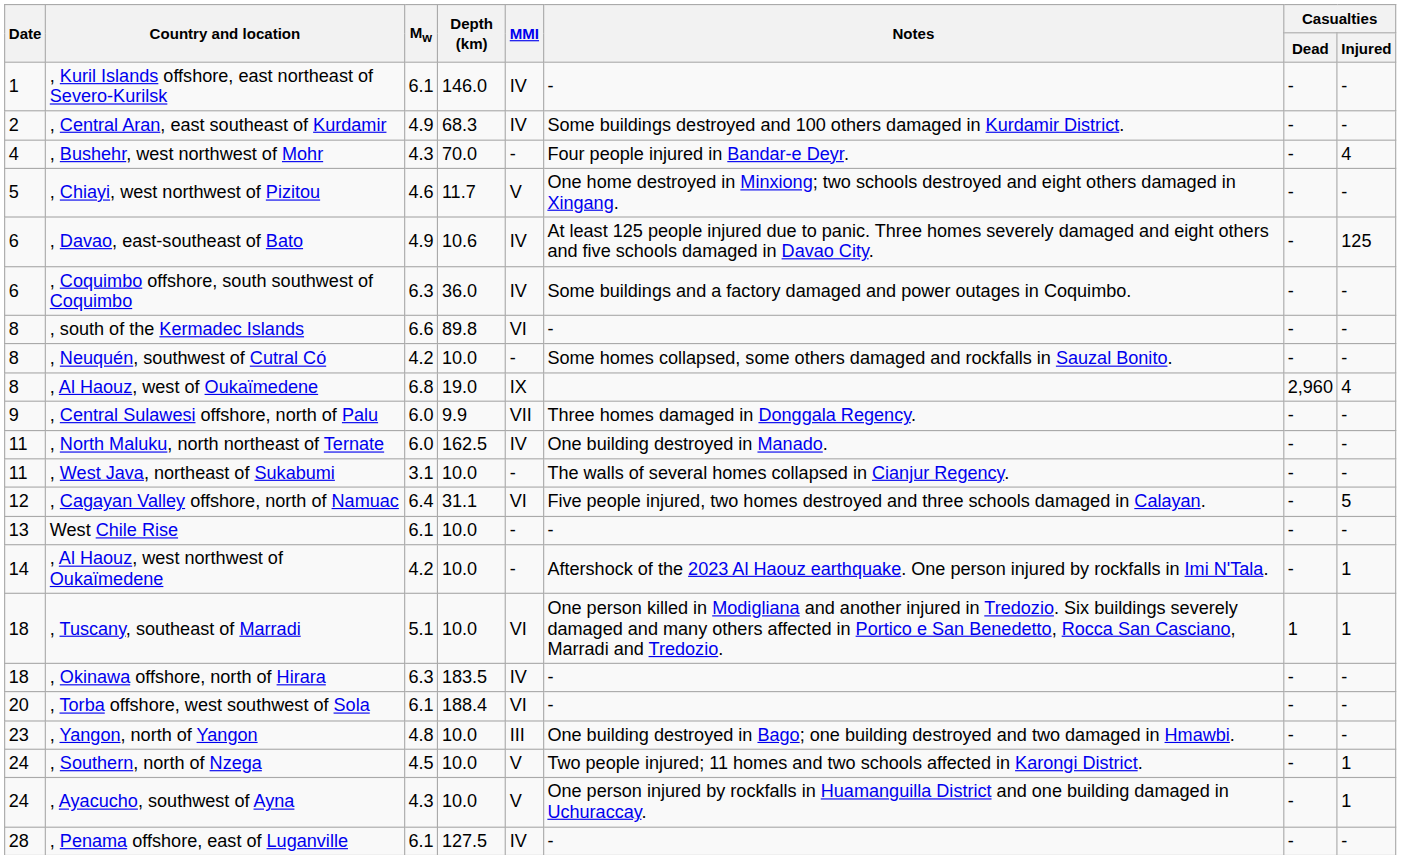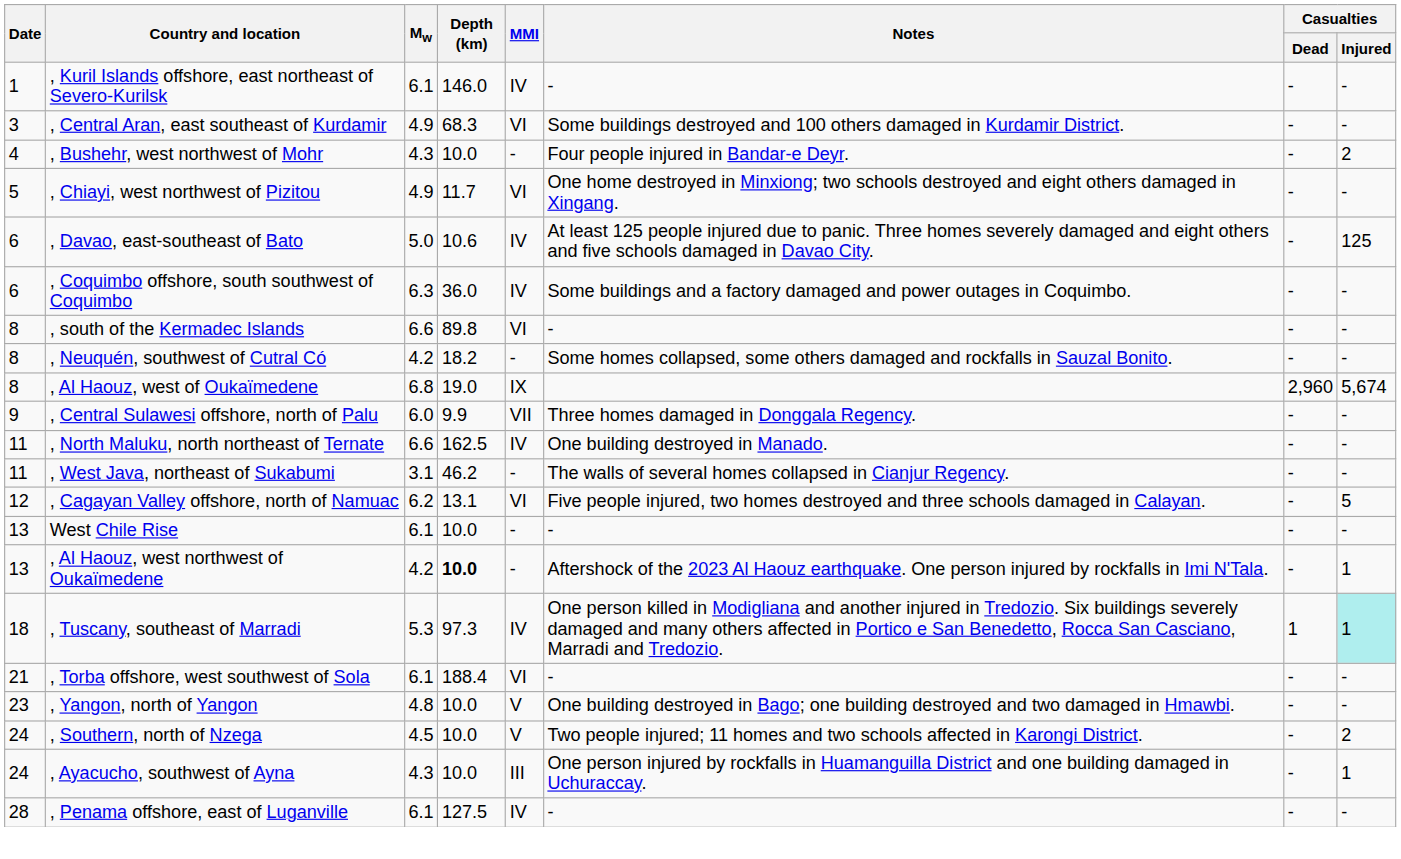(14, 125) 2 -> (14, 125) 3
(518, 125) IV -> (518, 125) VI
(459, 153) 70.0 -> (459, 153) 10.0
(1346, 153) 4 -> (1346, 153) 2
(421, 192) 4.6 -> (421, 192) 4.9
(516, 192) V -> (518, 192) VI
(421, 241) 4.9 -> (421, 241) 5.0
(459, 358) 10.0 -> (459, 358) 18.2
(1346, 386) 4 -> (1364, 386) 5,674
(421, 444) 6.0 -> (421, 444) 6.6
(459, 472) 10.0 -> (459, 472) 46.2
(421, 501) 6.4 -> (421, 501) 6.2
(459, 501) 31.1 -> (459, 501) 13.1
(19, 569) 14 -> (19, 569) 13
(459, 569) normal -> (459, 569) bold
(421, 628) 5.1 -> (421, 628) 5.3
(459, 628) 10.0 -> (459, 628) 97.3
(518, 628) VI -> (518, 628) IV
(1346, 628) no background -> (1346, 628) paleturquoise background
- row: (188, 677)
(19, 706) 20 -> (19, 677) 21
(517, 734) III -> (516, 706) V
(1346, 763) 1 -> (1346, 734) 2
(516, 802) V -> (517, 773) III
